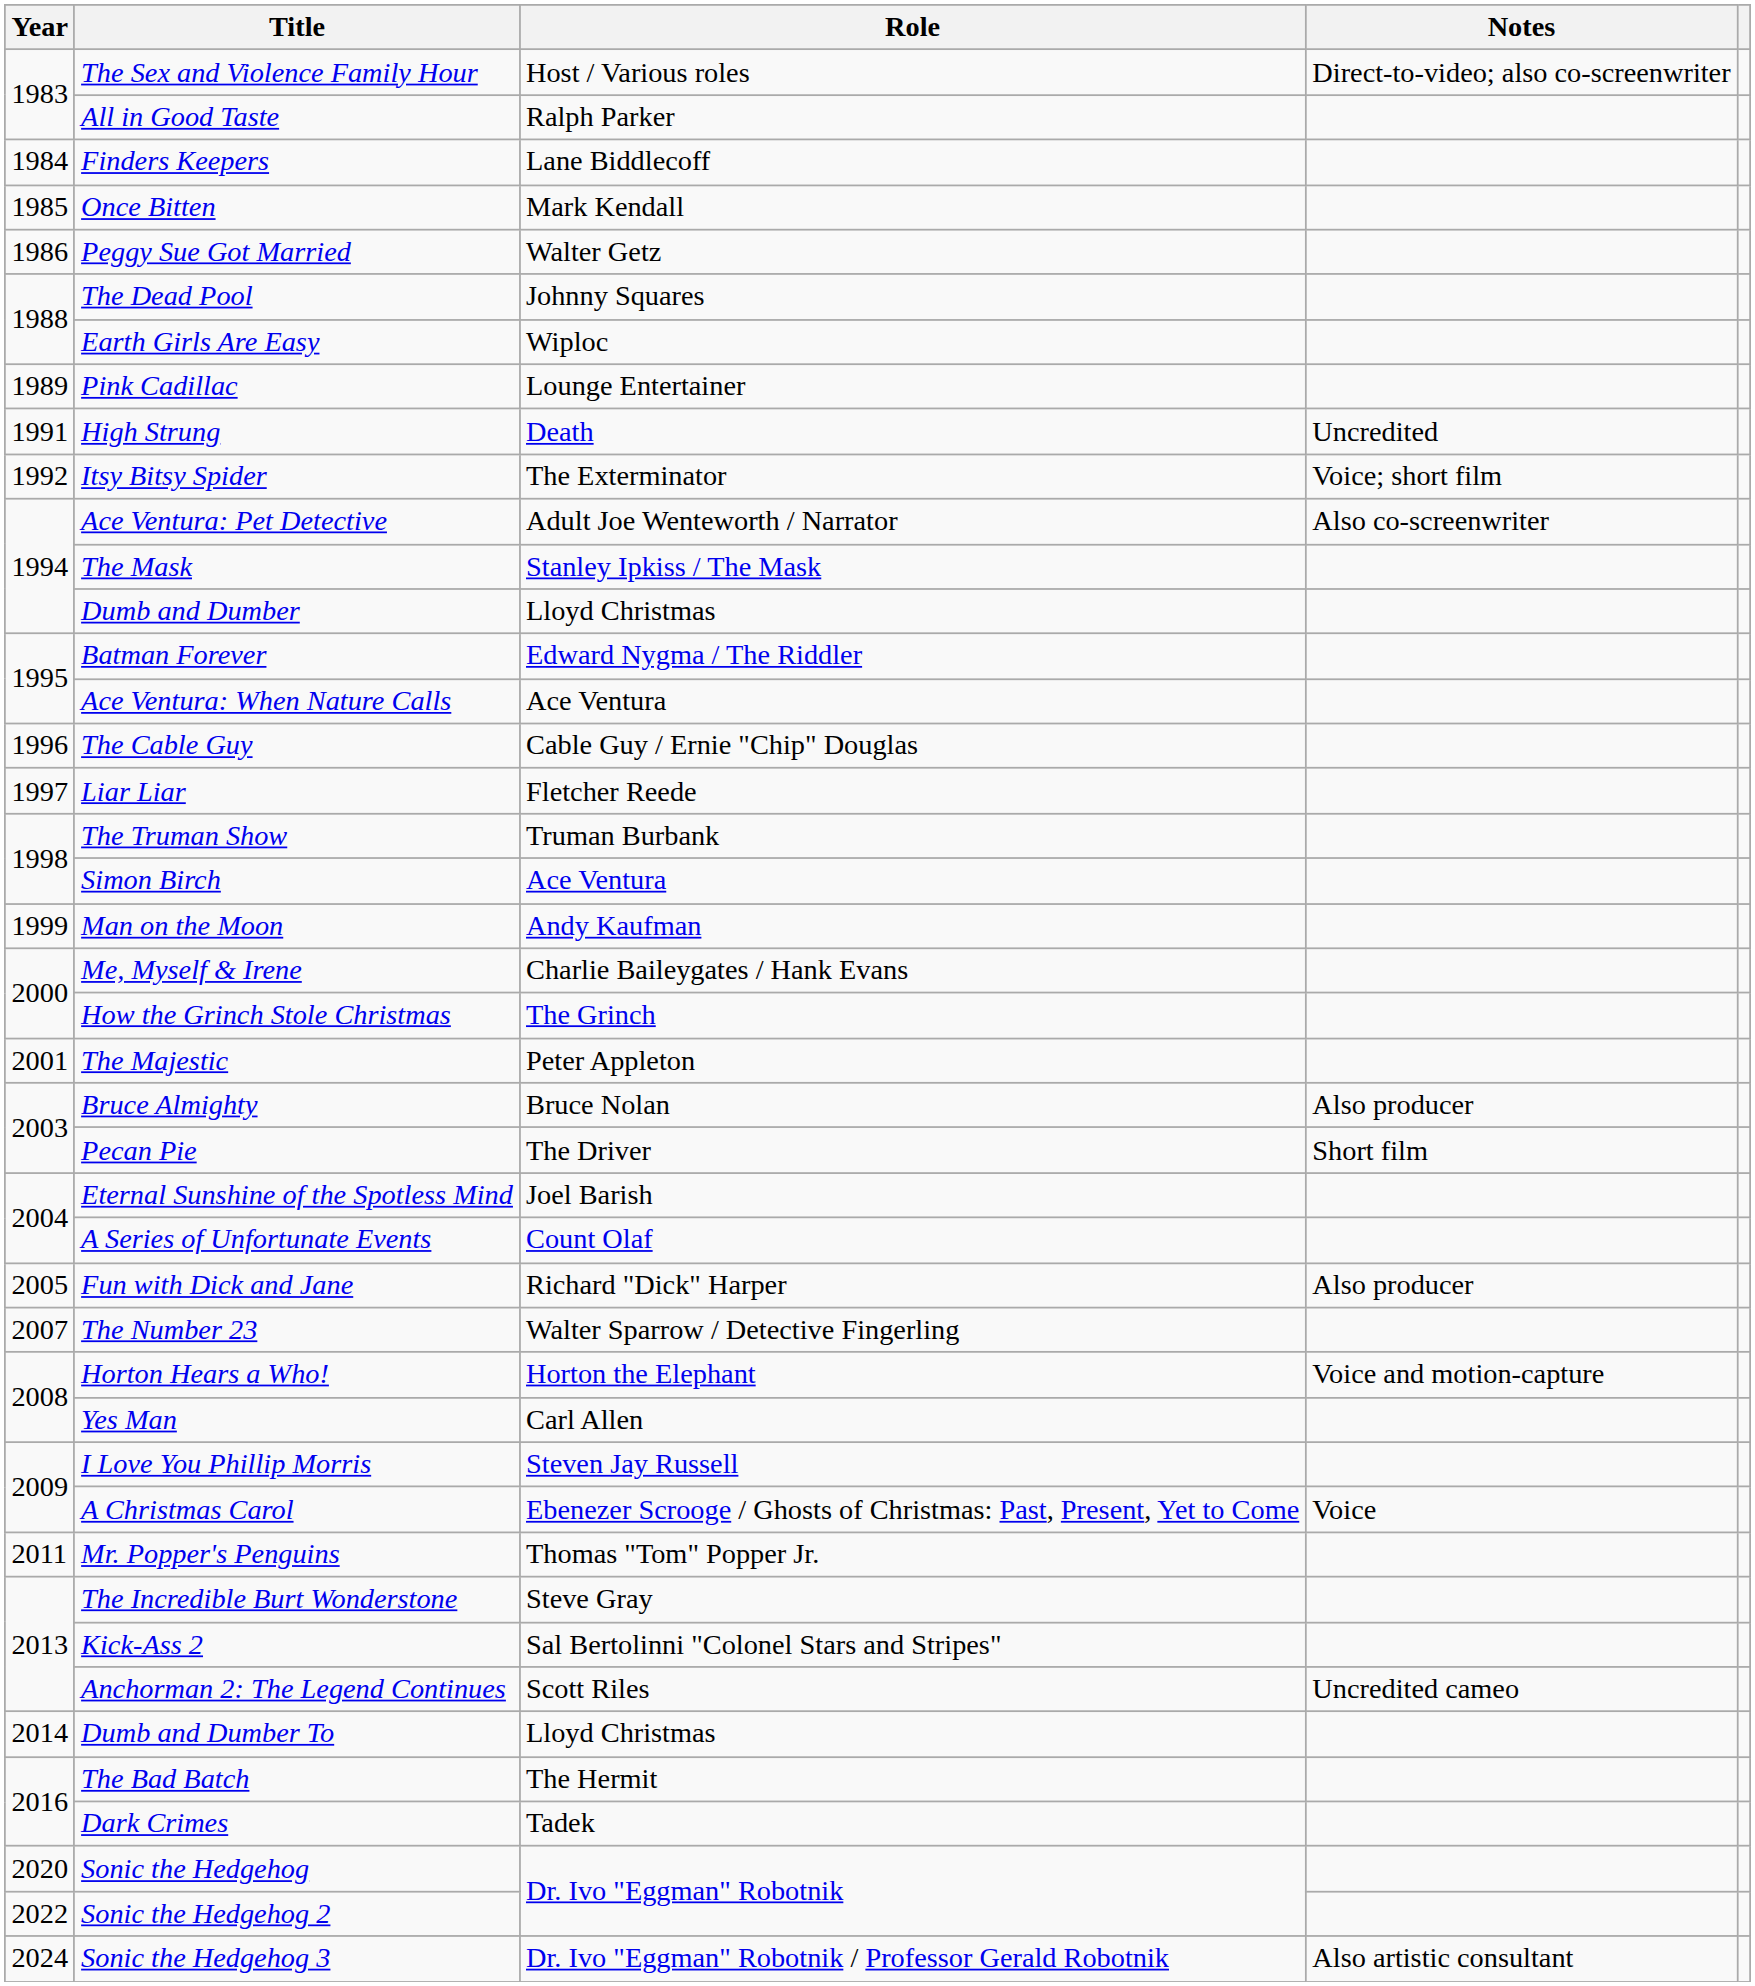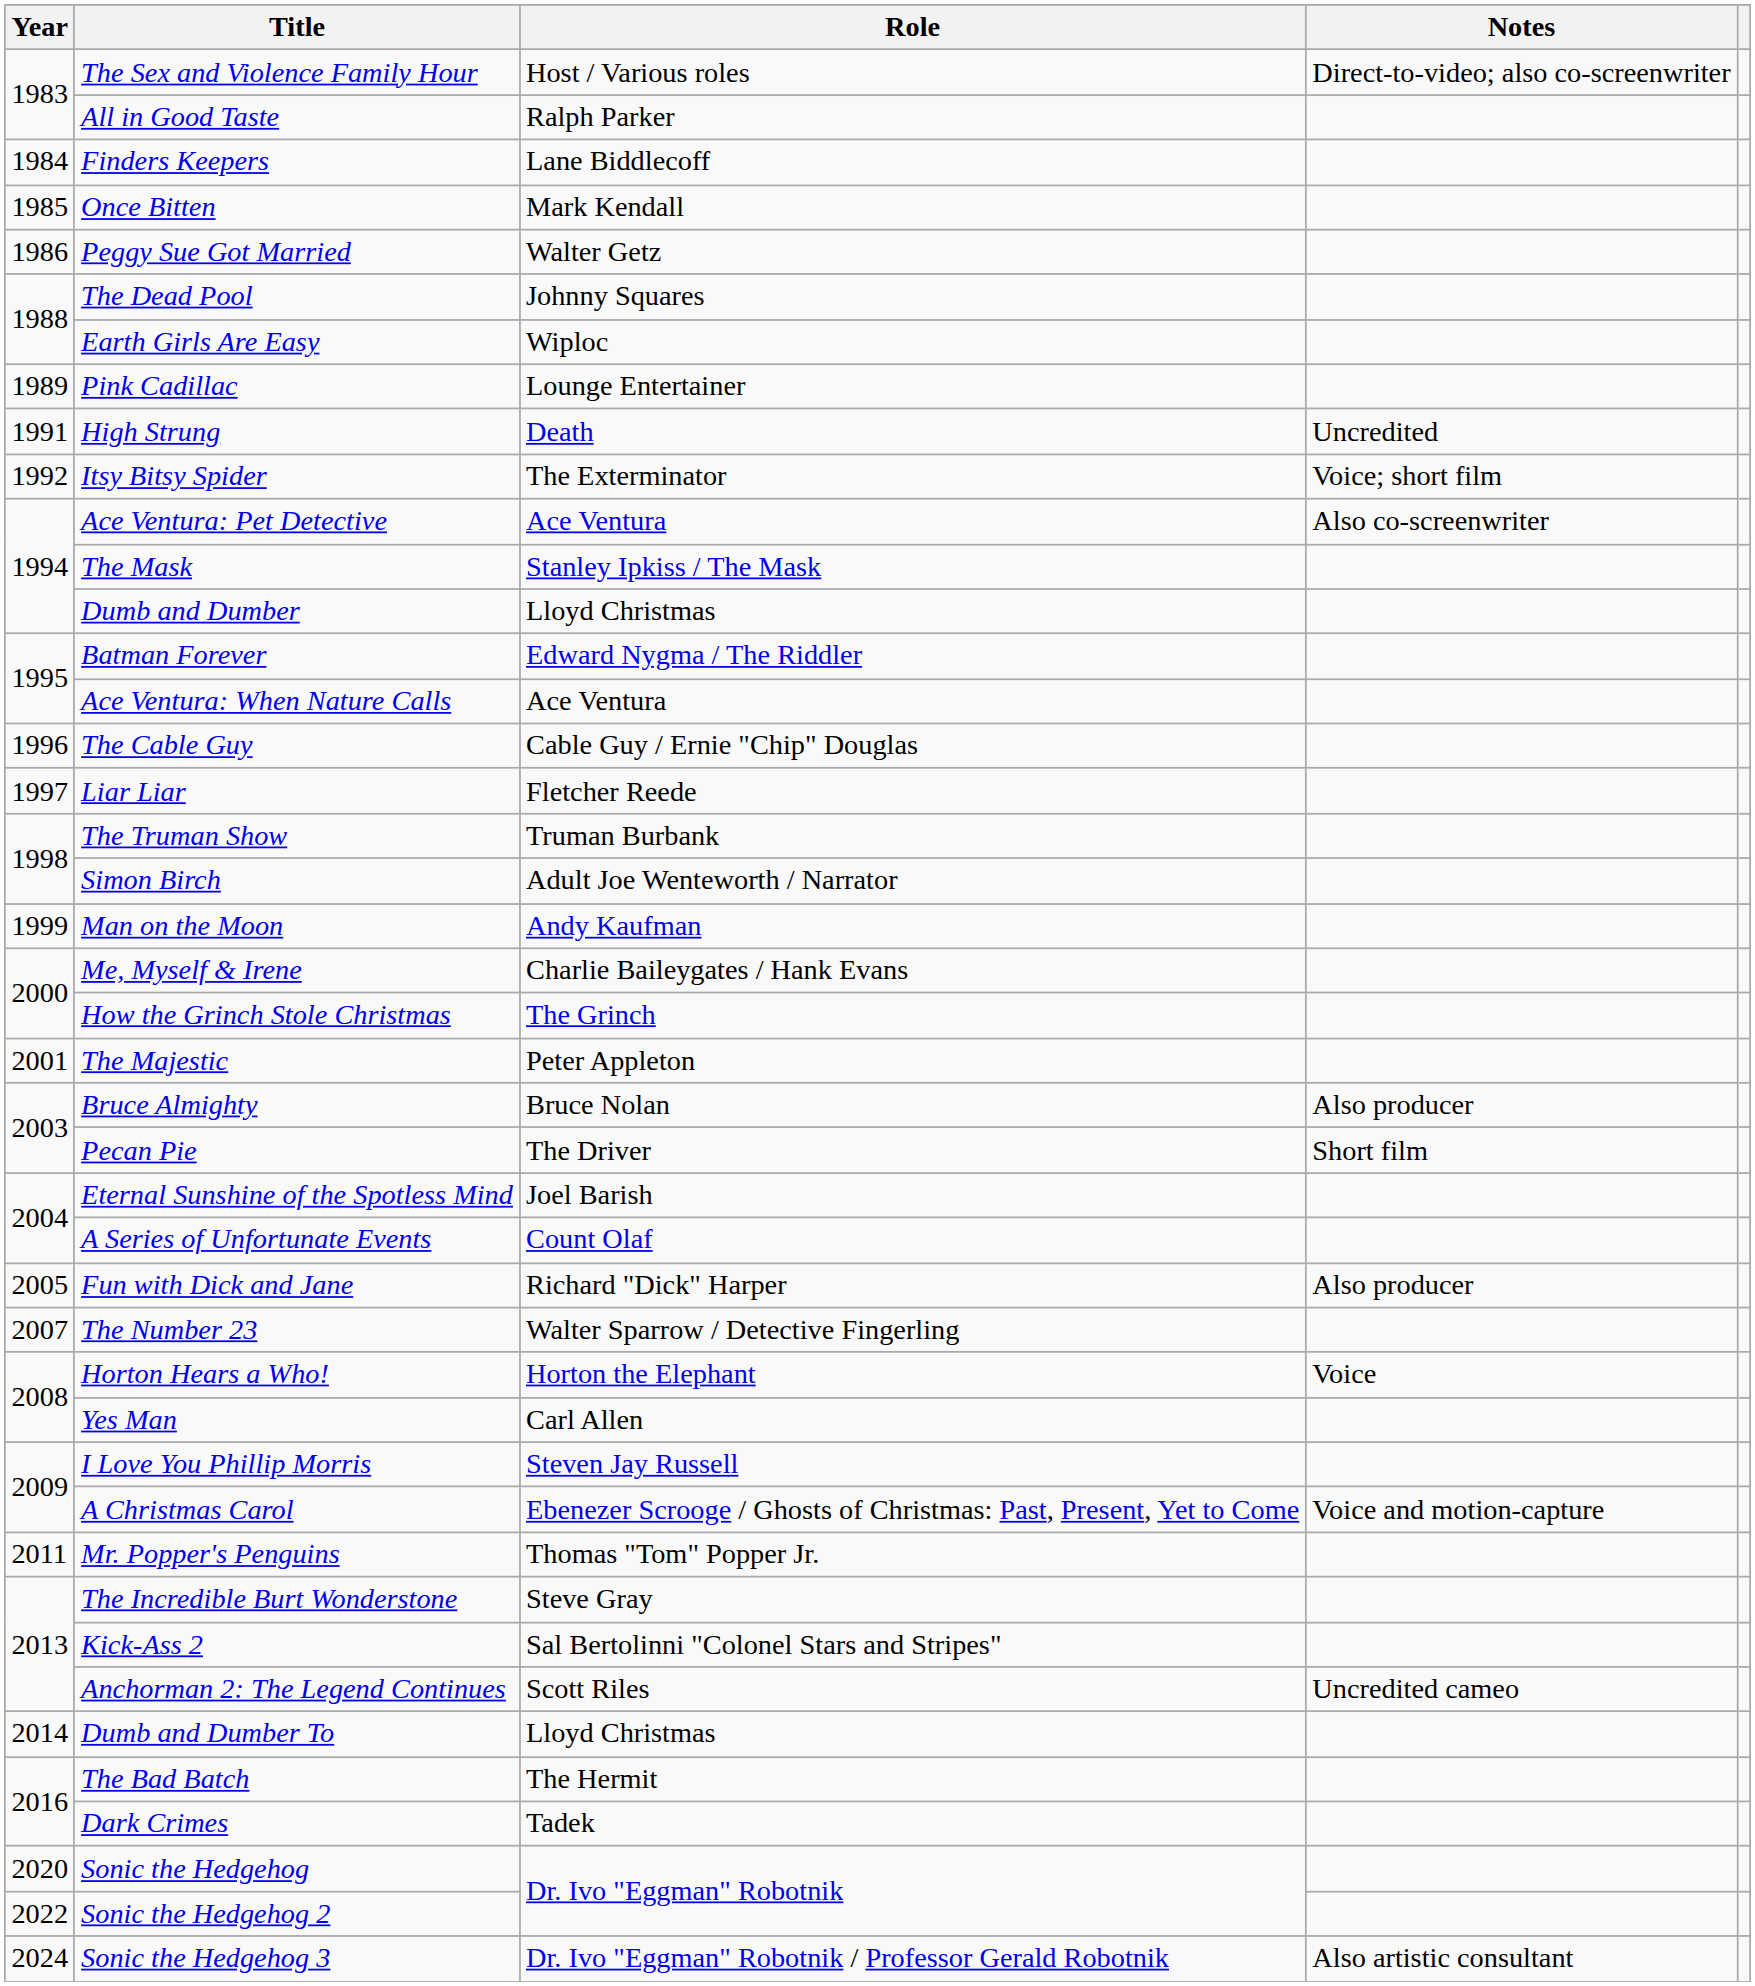(712, 521) Adult Joe Wenteworth / Narrator -> (596, 521) Ace Ventura
(596, 880) Ace Ventura -> (712, 880) Adult Joe Wenteworth / Narrator
(1458, 1374) Voice and motion-capture -> (1344, 1374) Voice
(1344, 1509) Voice -> (1458, 1509) Voice and motion-capture
